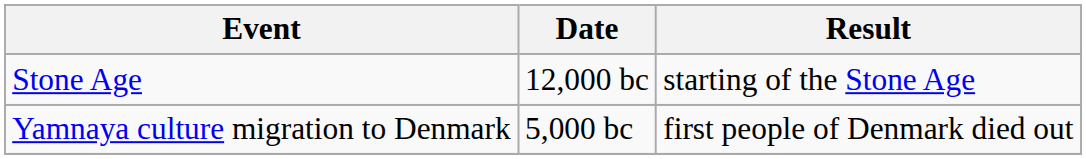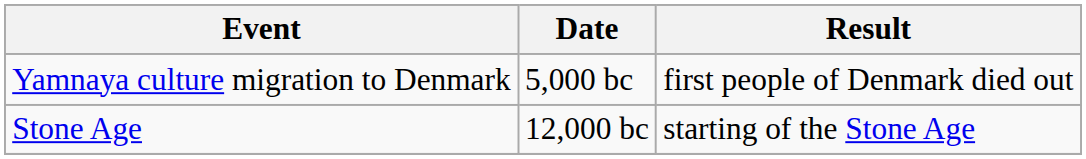rows swapped: (77, 79) <-> (261, 128)
